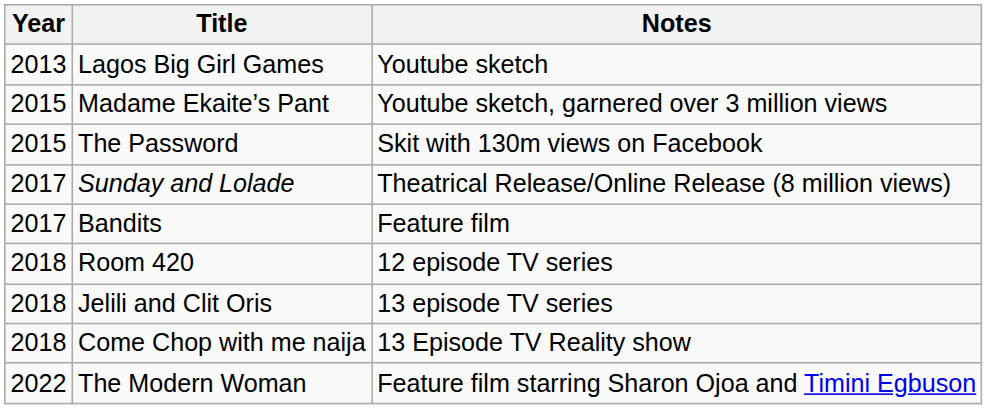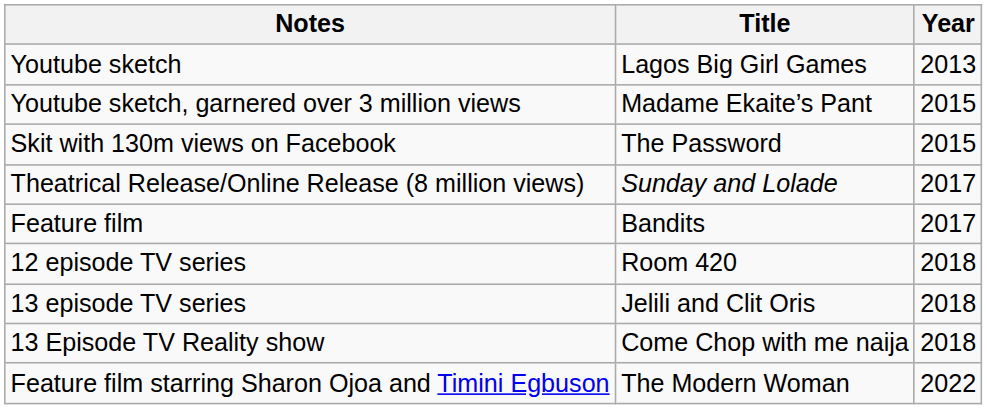columns swapped: (39, 24) <-> (677, 24)
